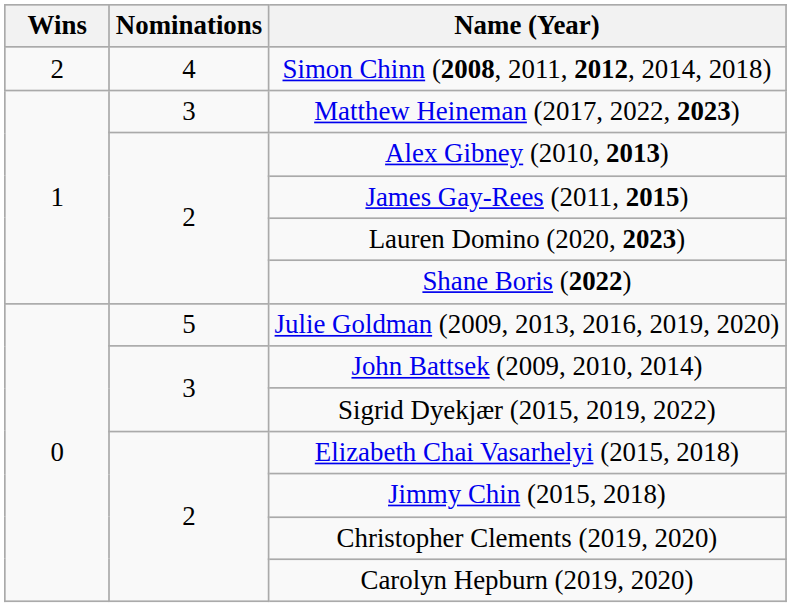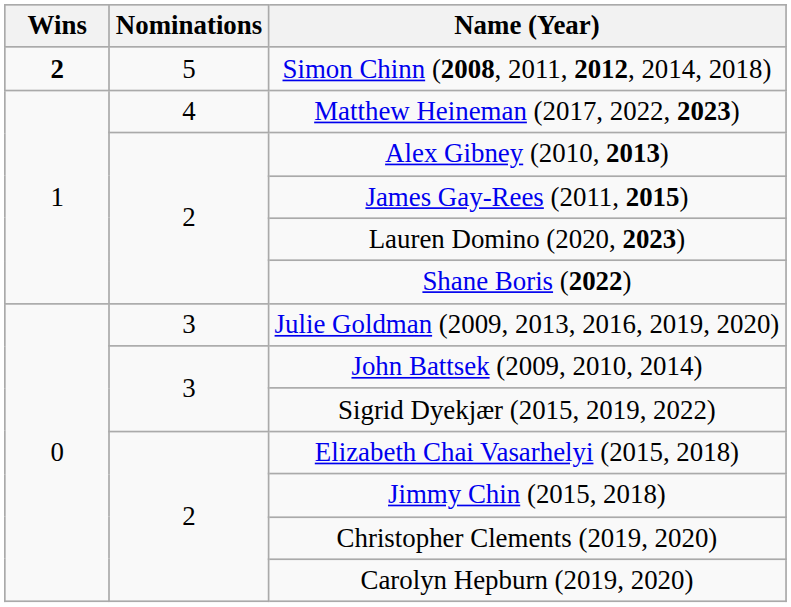(57, 68) normal -> (57, 68) bold
(189, 68) 4 -> (189, 68) 5
(189, 111) 3 -> (189, 111) 4
(189, 324) 5 -> (189, 324) 3
